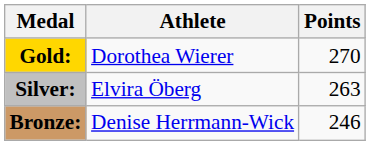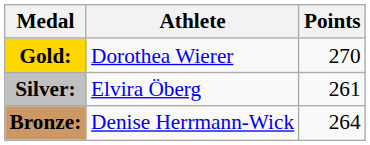(345, 88) 263 -> (345, 88) 261
(345, 122) 246 -> (345, 122) 264
